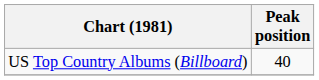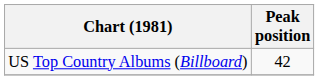(283, 61) 40 -> (283, 61) 42
